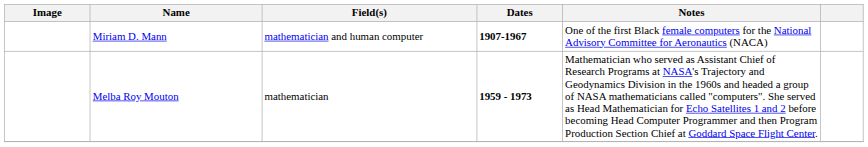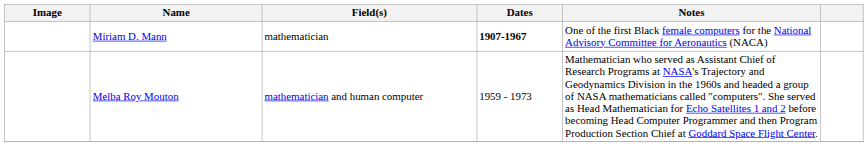(344, 36) mathematician and human computer -> (297, 36) mathematician
(297, 96) mathematician -> (344, 96) mathematician and human computer
(506, 96) bold -> (506, 96) normal
